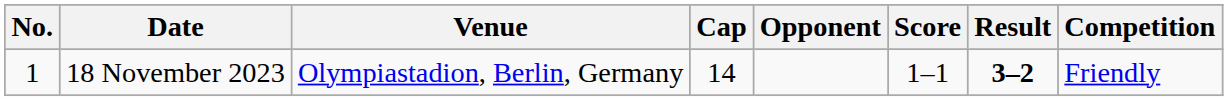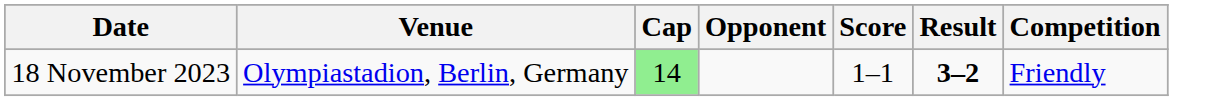- column: (32, 26)
(722, 71) no background -> (667, 71) lightgreen background
